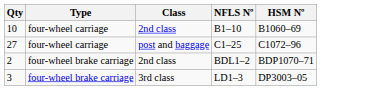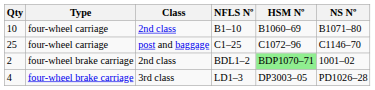+ column: (343, 12)
(12, 45) 27 -> (12, 45) 25
(286, 61) no background -> (286, 61) lightgreen background
(9, 77) 3 -> (9, 77) 4
